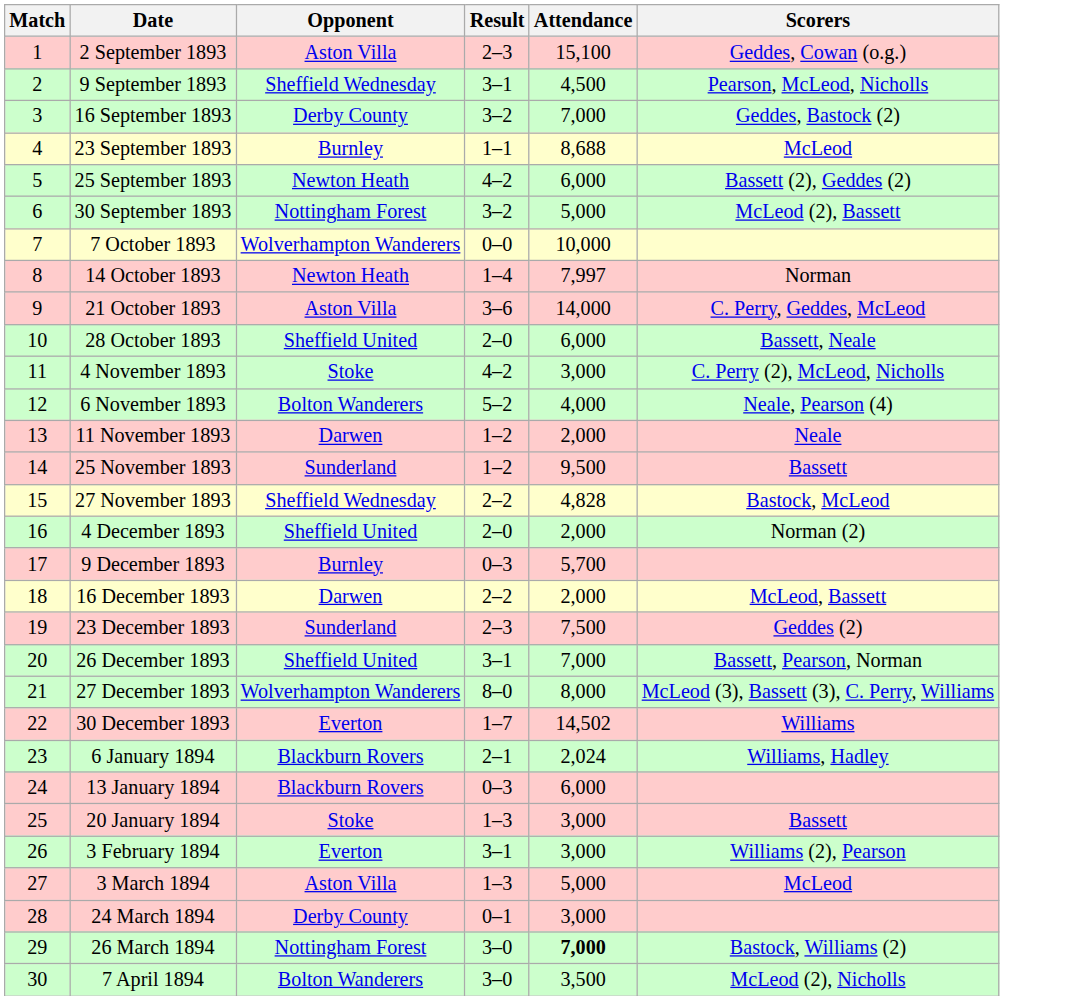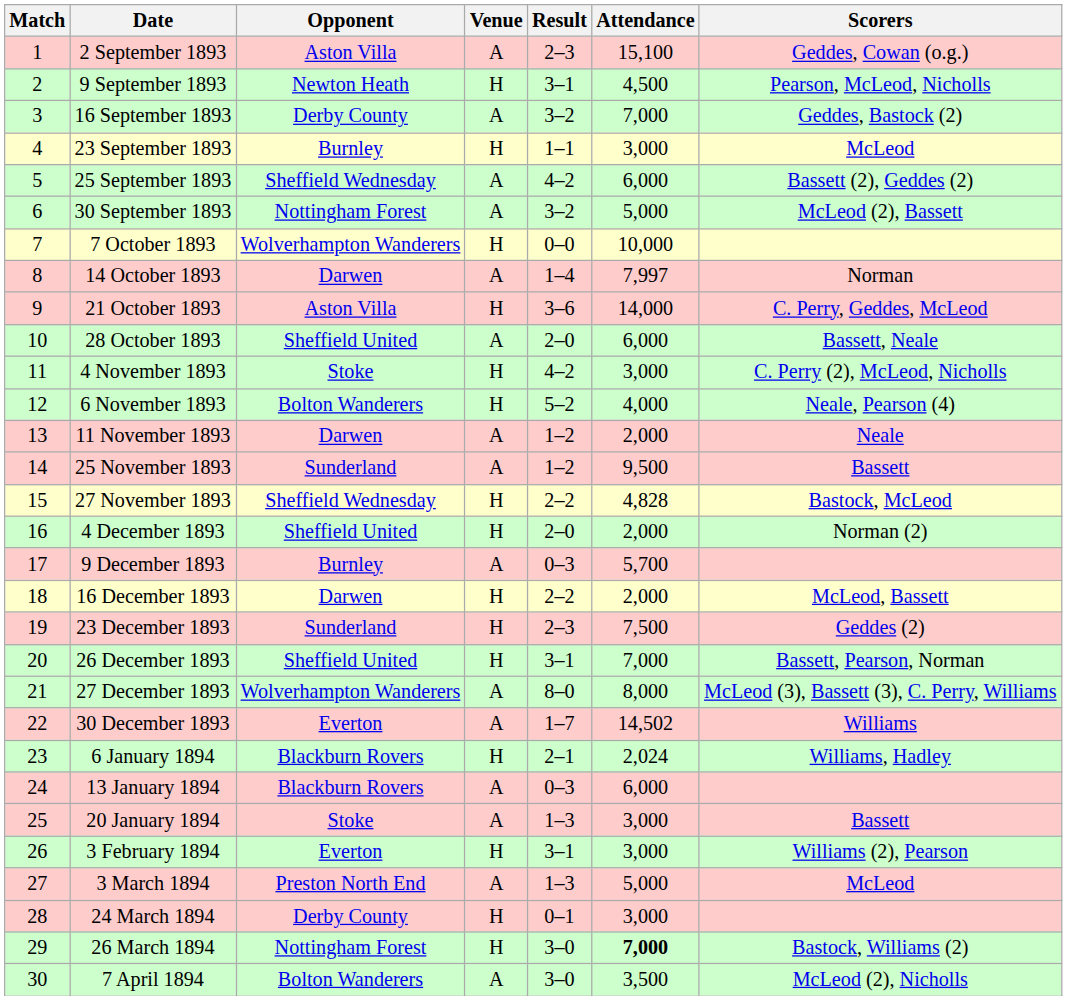+ column: (496, 20)
(350, 84) Sheffield Wednesday -> (350, 84) Newton Heath
(583, 148) 8,688 -> (645, 148) 3,000
(350, 180) Newton Heath -> (350, 180) Sheffield Wednesday
(350, 276) Newton Heath -> (350, 276) Darwen
(350, 883) Aston Villa -> (350, 883) Preston North End
